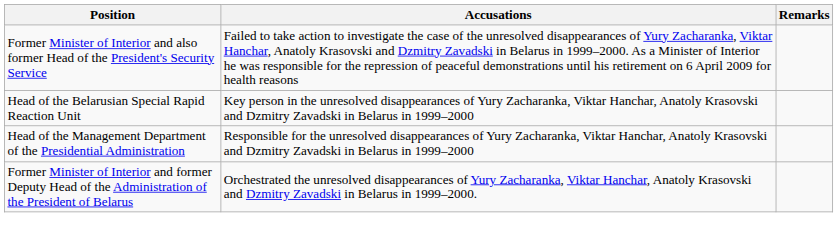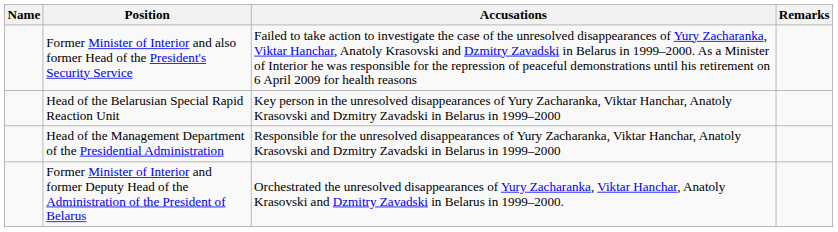+ column: (24, 14)
